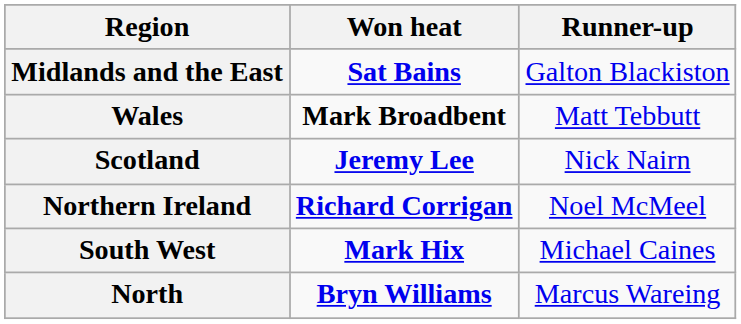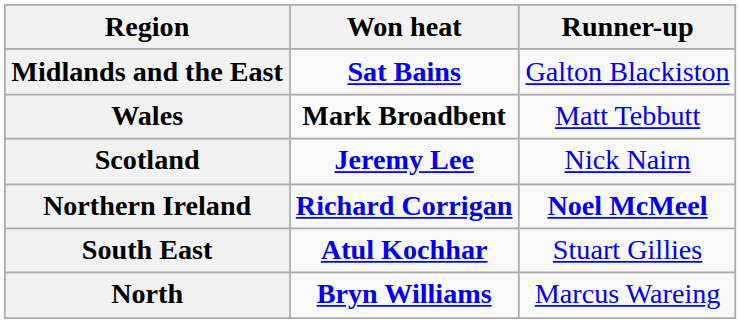(628, 205) normal -> (628, 205) bold
+ row: (147, 250)
- row: (147, 250)
